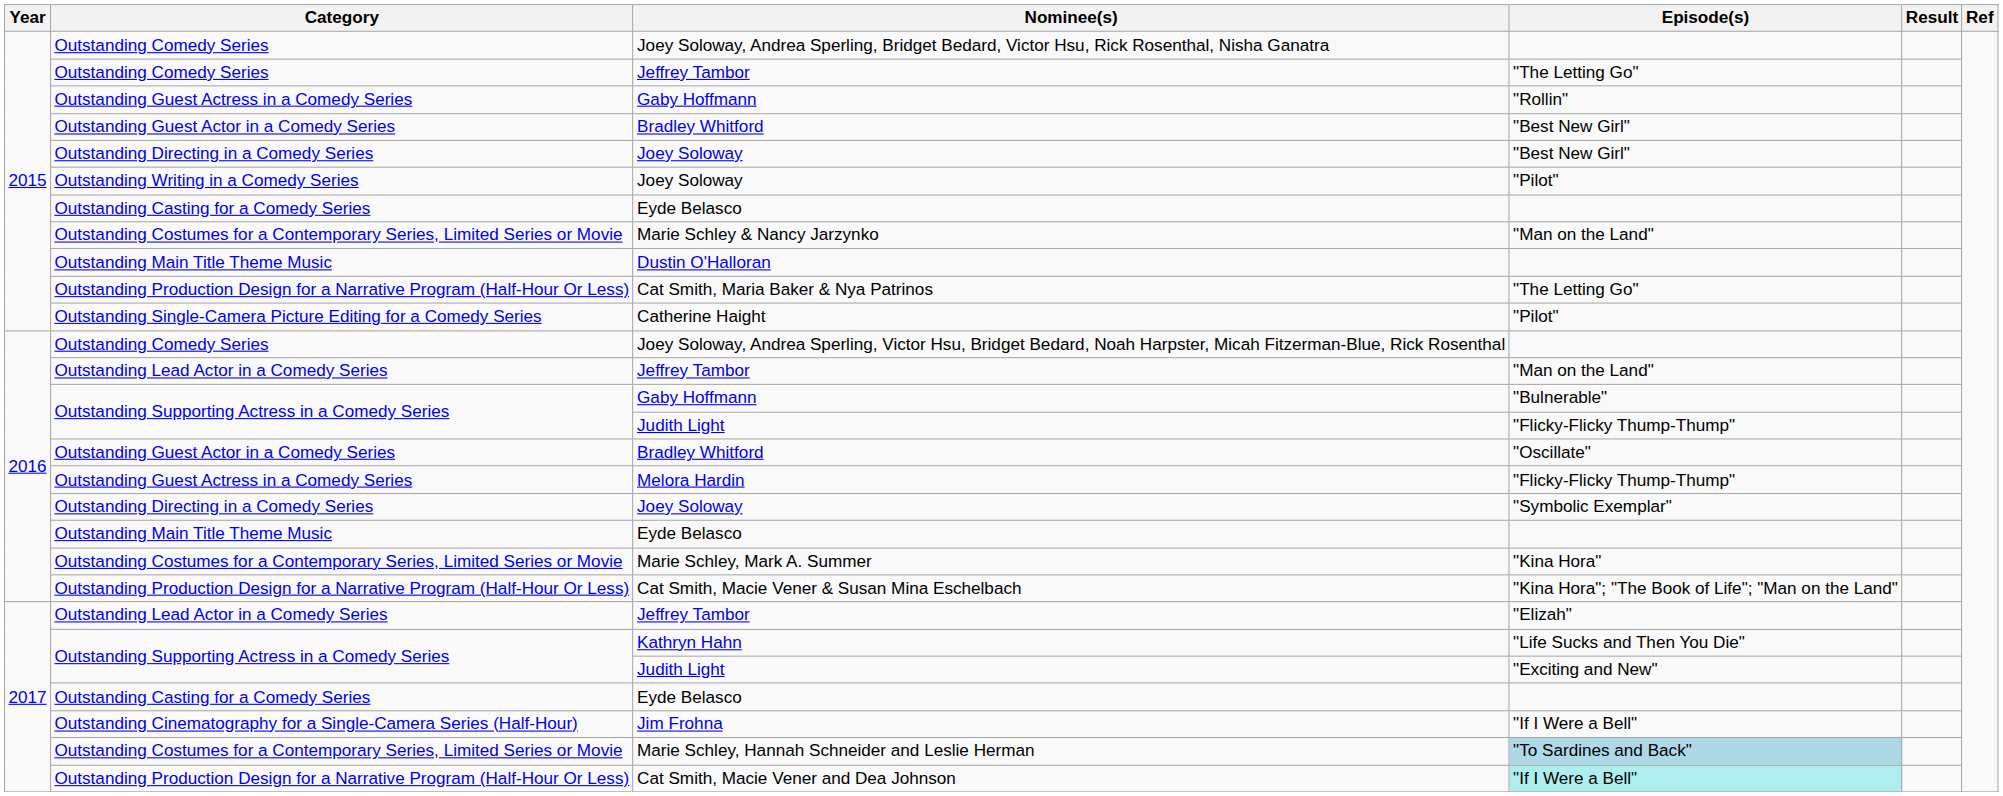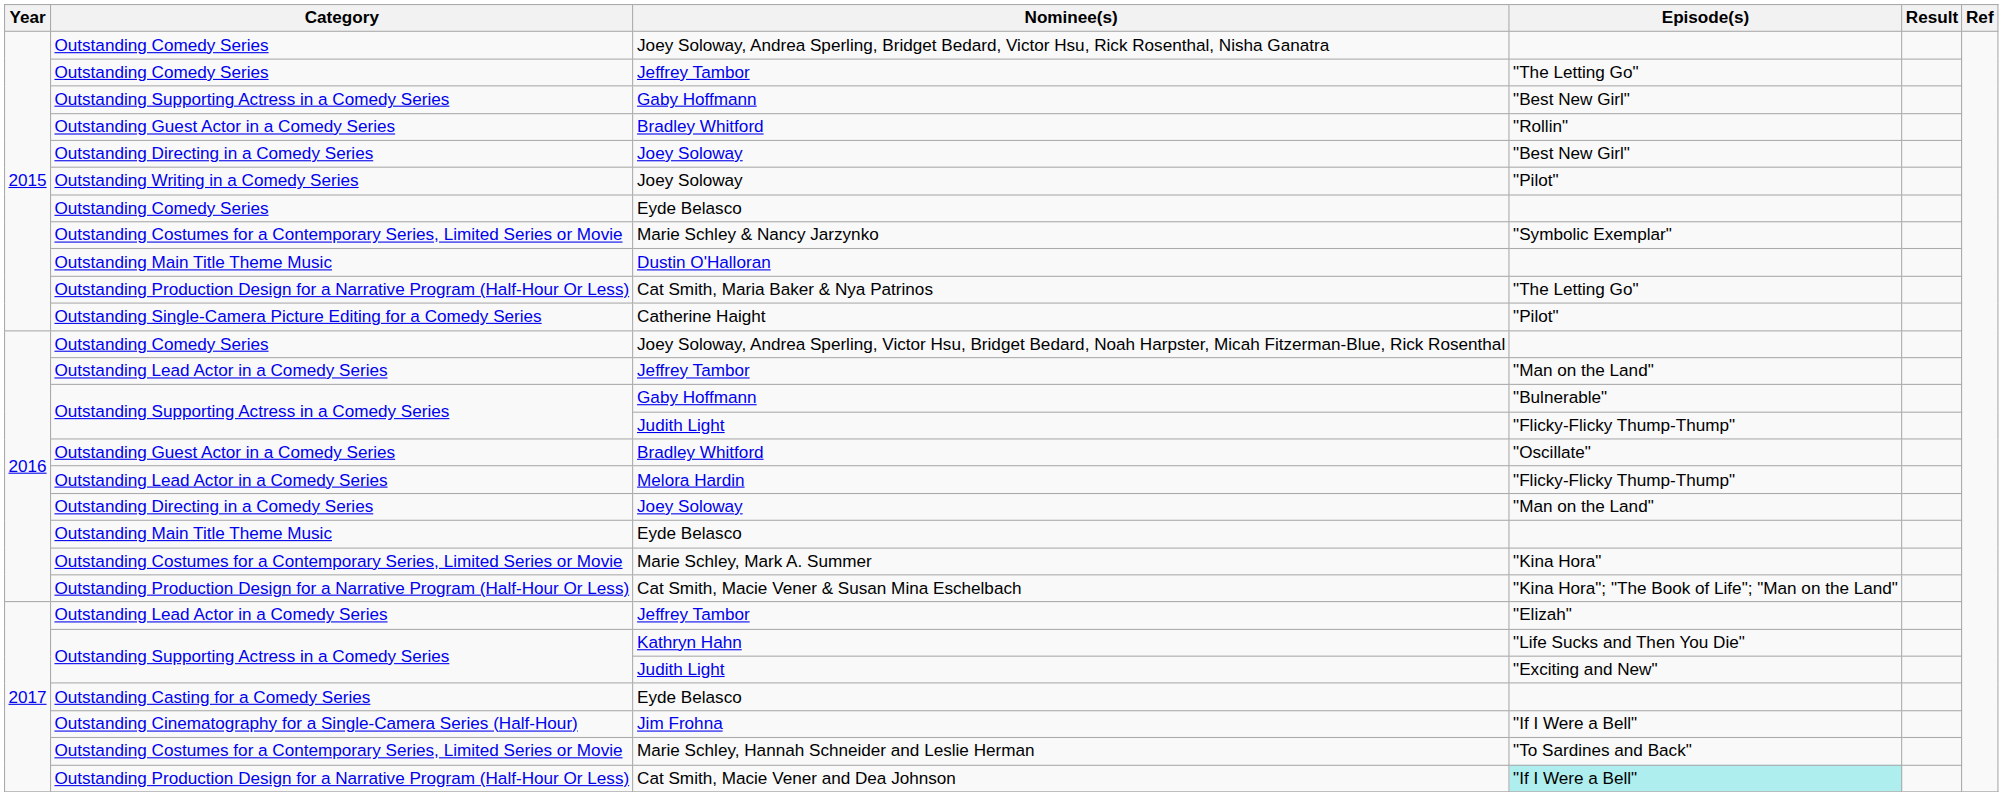(233, 99) Outstanding Guest Actress in a Comedy Series -> (252, 99) Outstanding Supporting Actress in a Comedy Series
(1541, 99) "Rollin" -> (1571, 99) "Best New Girl"
(1571, 126) "Best New Girl" -> (1541, 126) "Rollin"
(212, 208) Outstanding Casting for a Comedy Series -> (162, 208) Outstanding Comedy Series
(1583, 235) "Man on the Land" -> (1592, 235) "Symbolic Exemplar"
(233, 479) Outstanding Guest Actress in a Comedy Series -> (221, 479) Outstanding Lead Actor in a Comedy Series
(1592, 506) "Symbolic Exemplar" -> (1583, 506) "Man on the Land"
(1602, 751) lightblue background -> (1602, 751) no background
